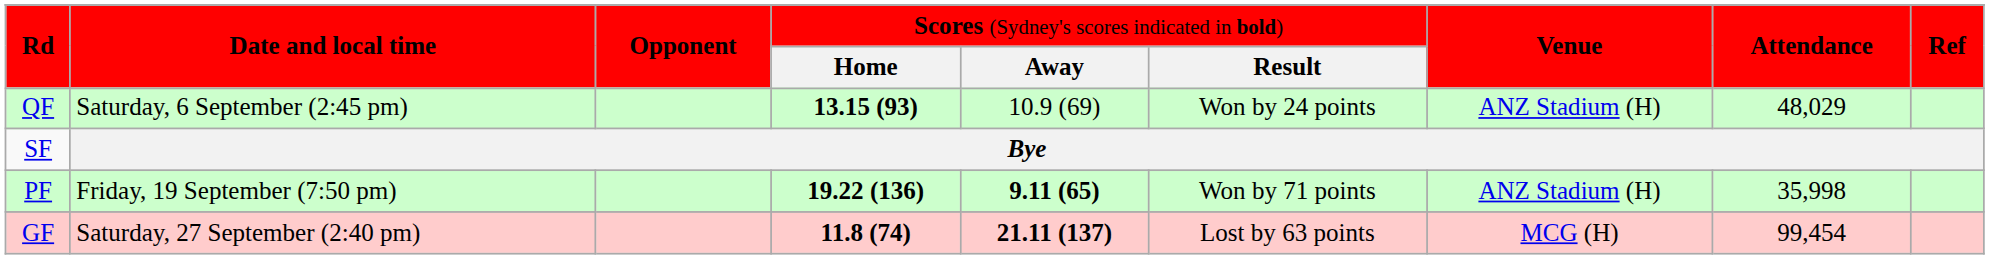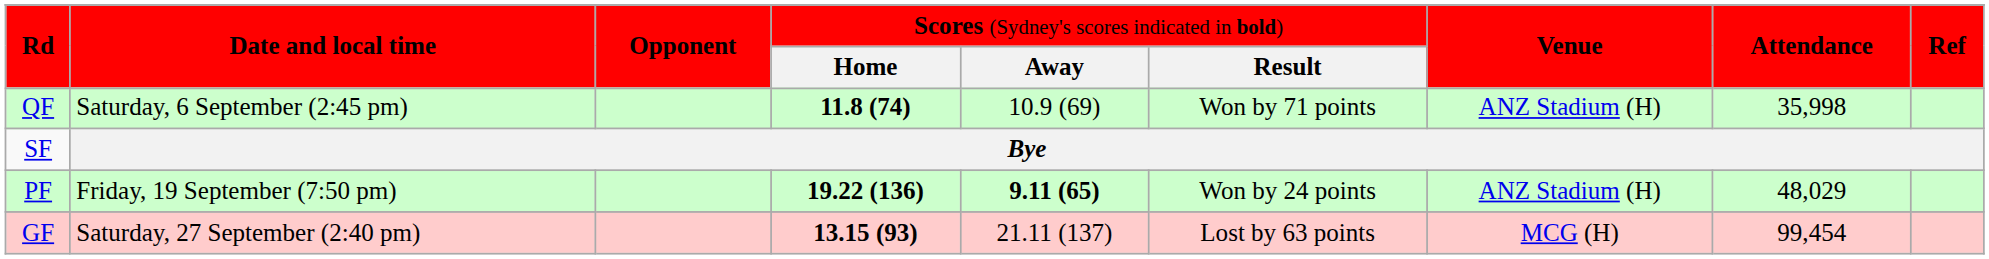(866, 108) 13.15 (93) -> (865, 108) 11.8 (74)
(1287, 108) Won by 24 points -> (1288, 108) Won by 71 points
(1812, 108) 48,029 -> (1812, 108) 35,998
(1287, 190) Won by 71 points -> (1288, 190) Won by 24 points
(1812, 190) 35,998 -> (1812, 190) 48,029
(866, 232) 11.8 (74) -> (865, 232) 13.15 (93)
(1054, 232) bold -> (1054, 232) normal
